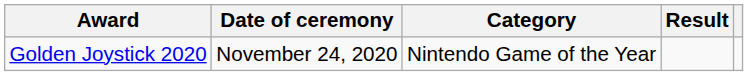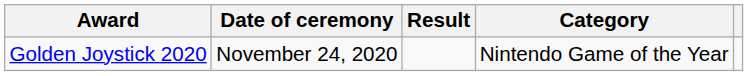columns swapped: (532, 20) <-> (697, 20)
